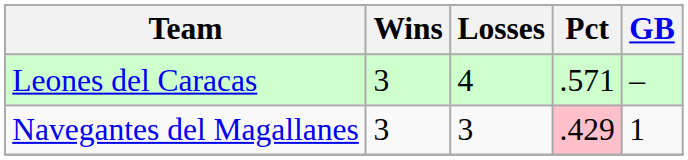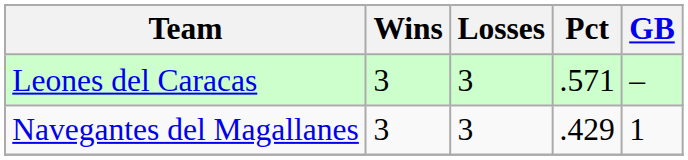(465, 79) 4 -> (465, 79) 3
(587, 129) pink background -> (587, 129) no background
